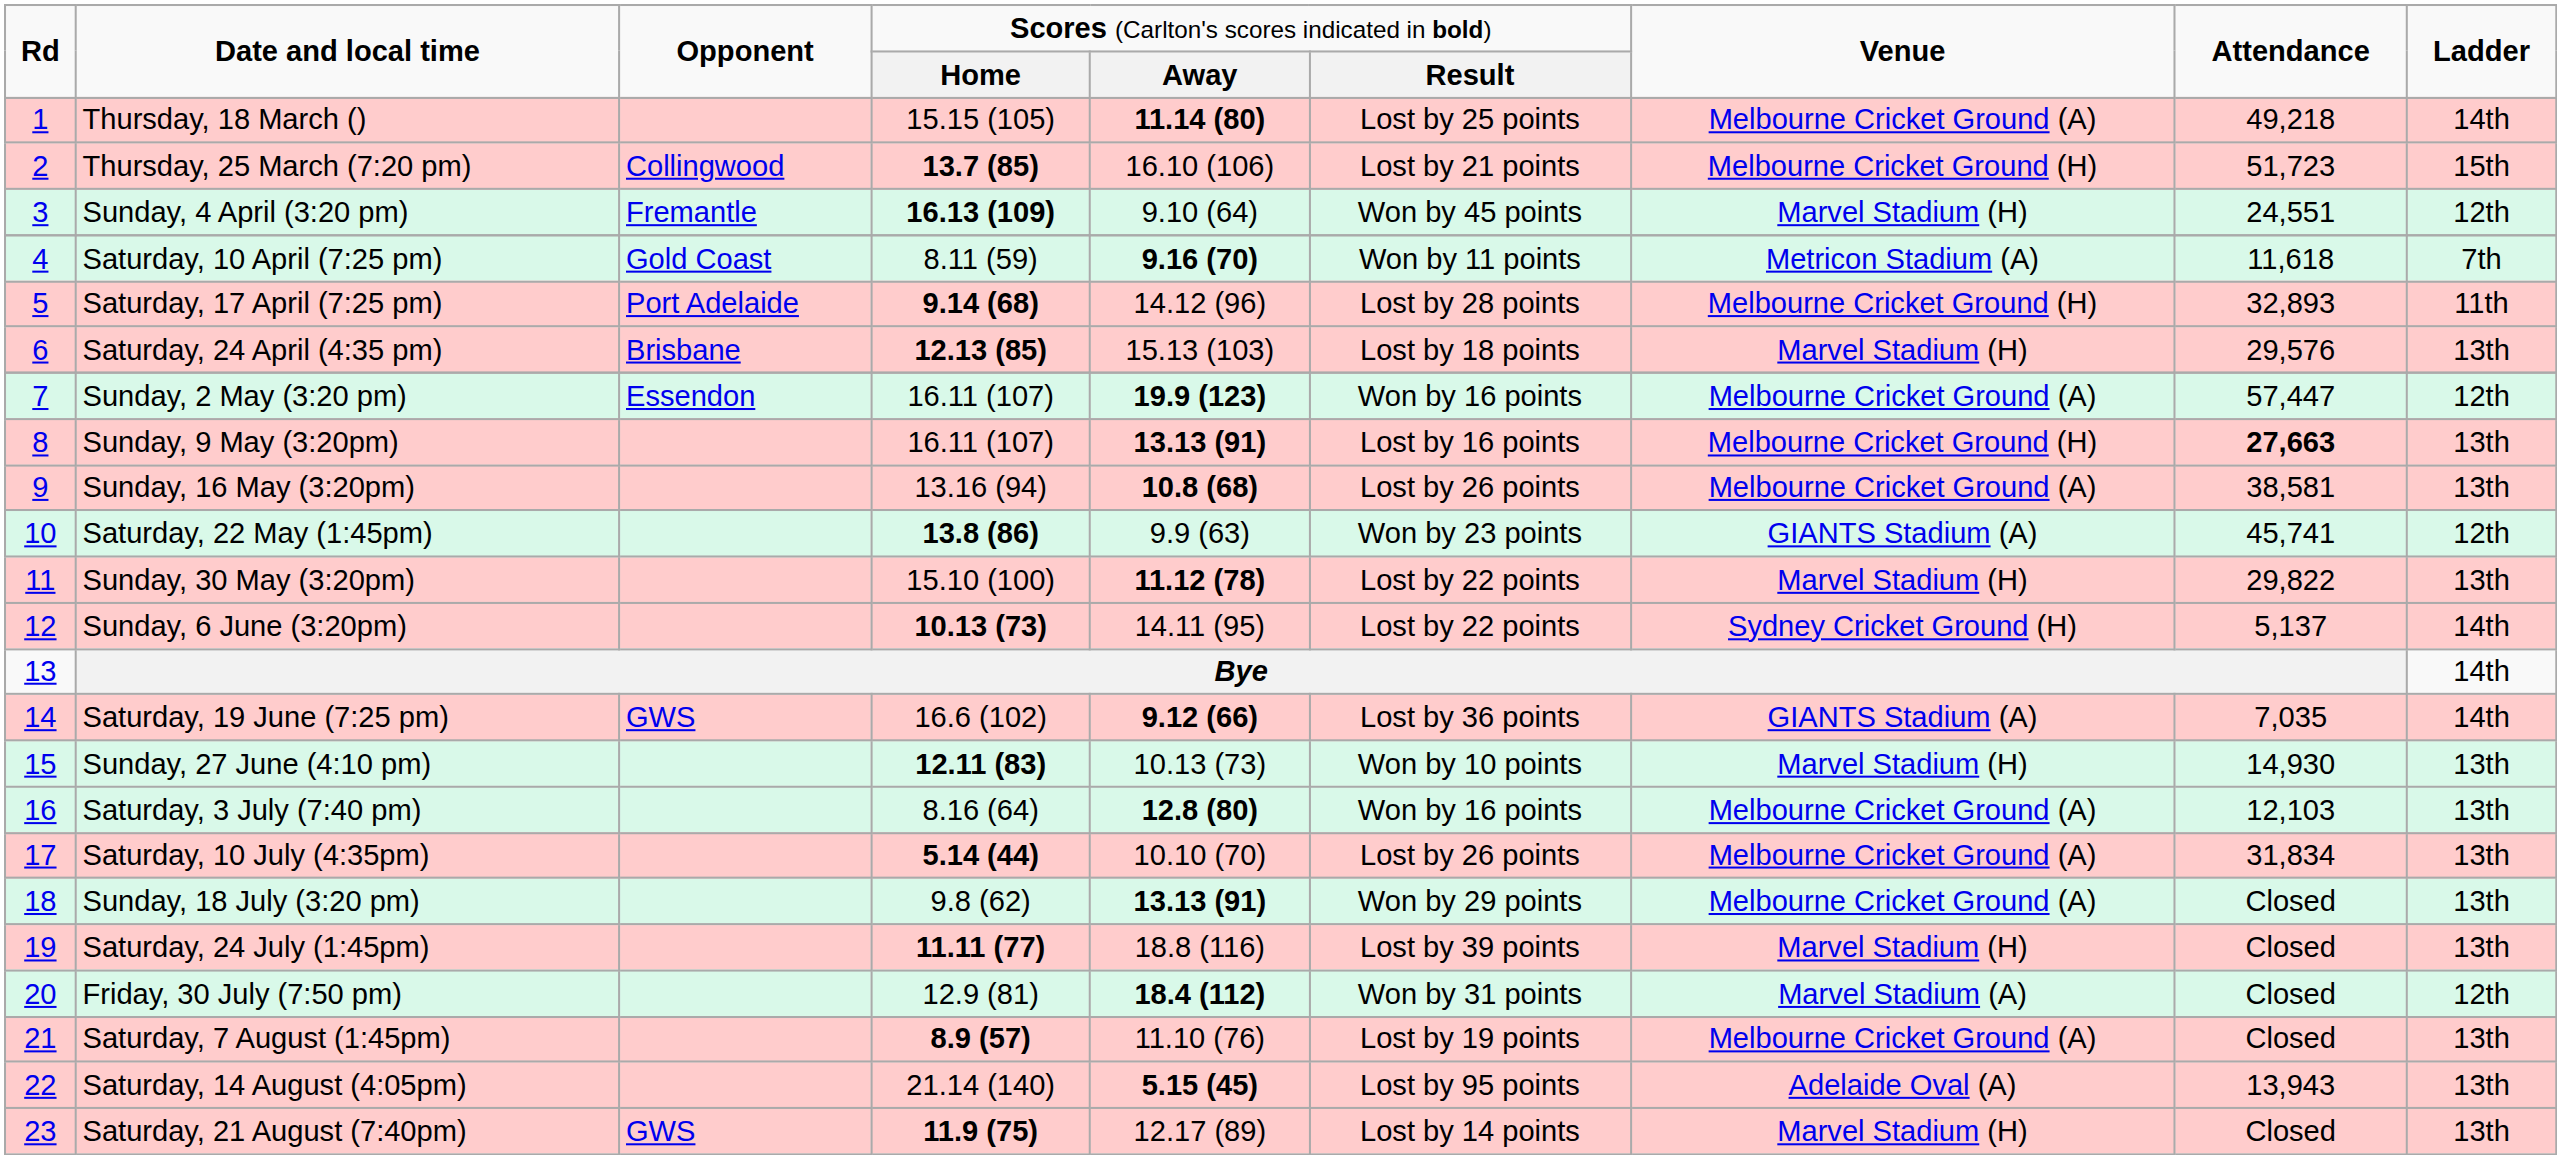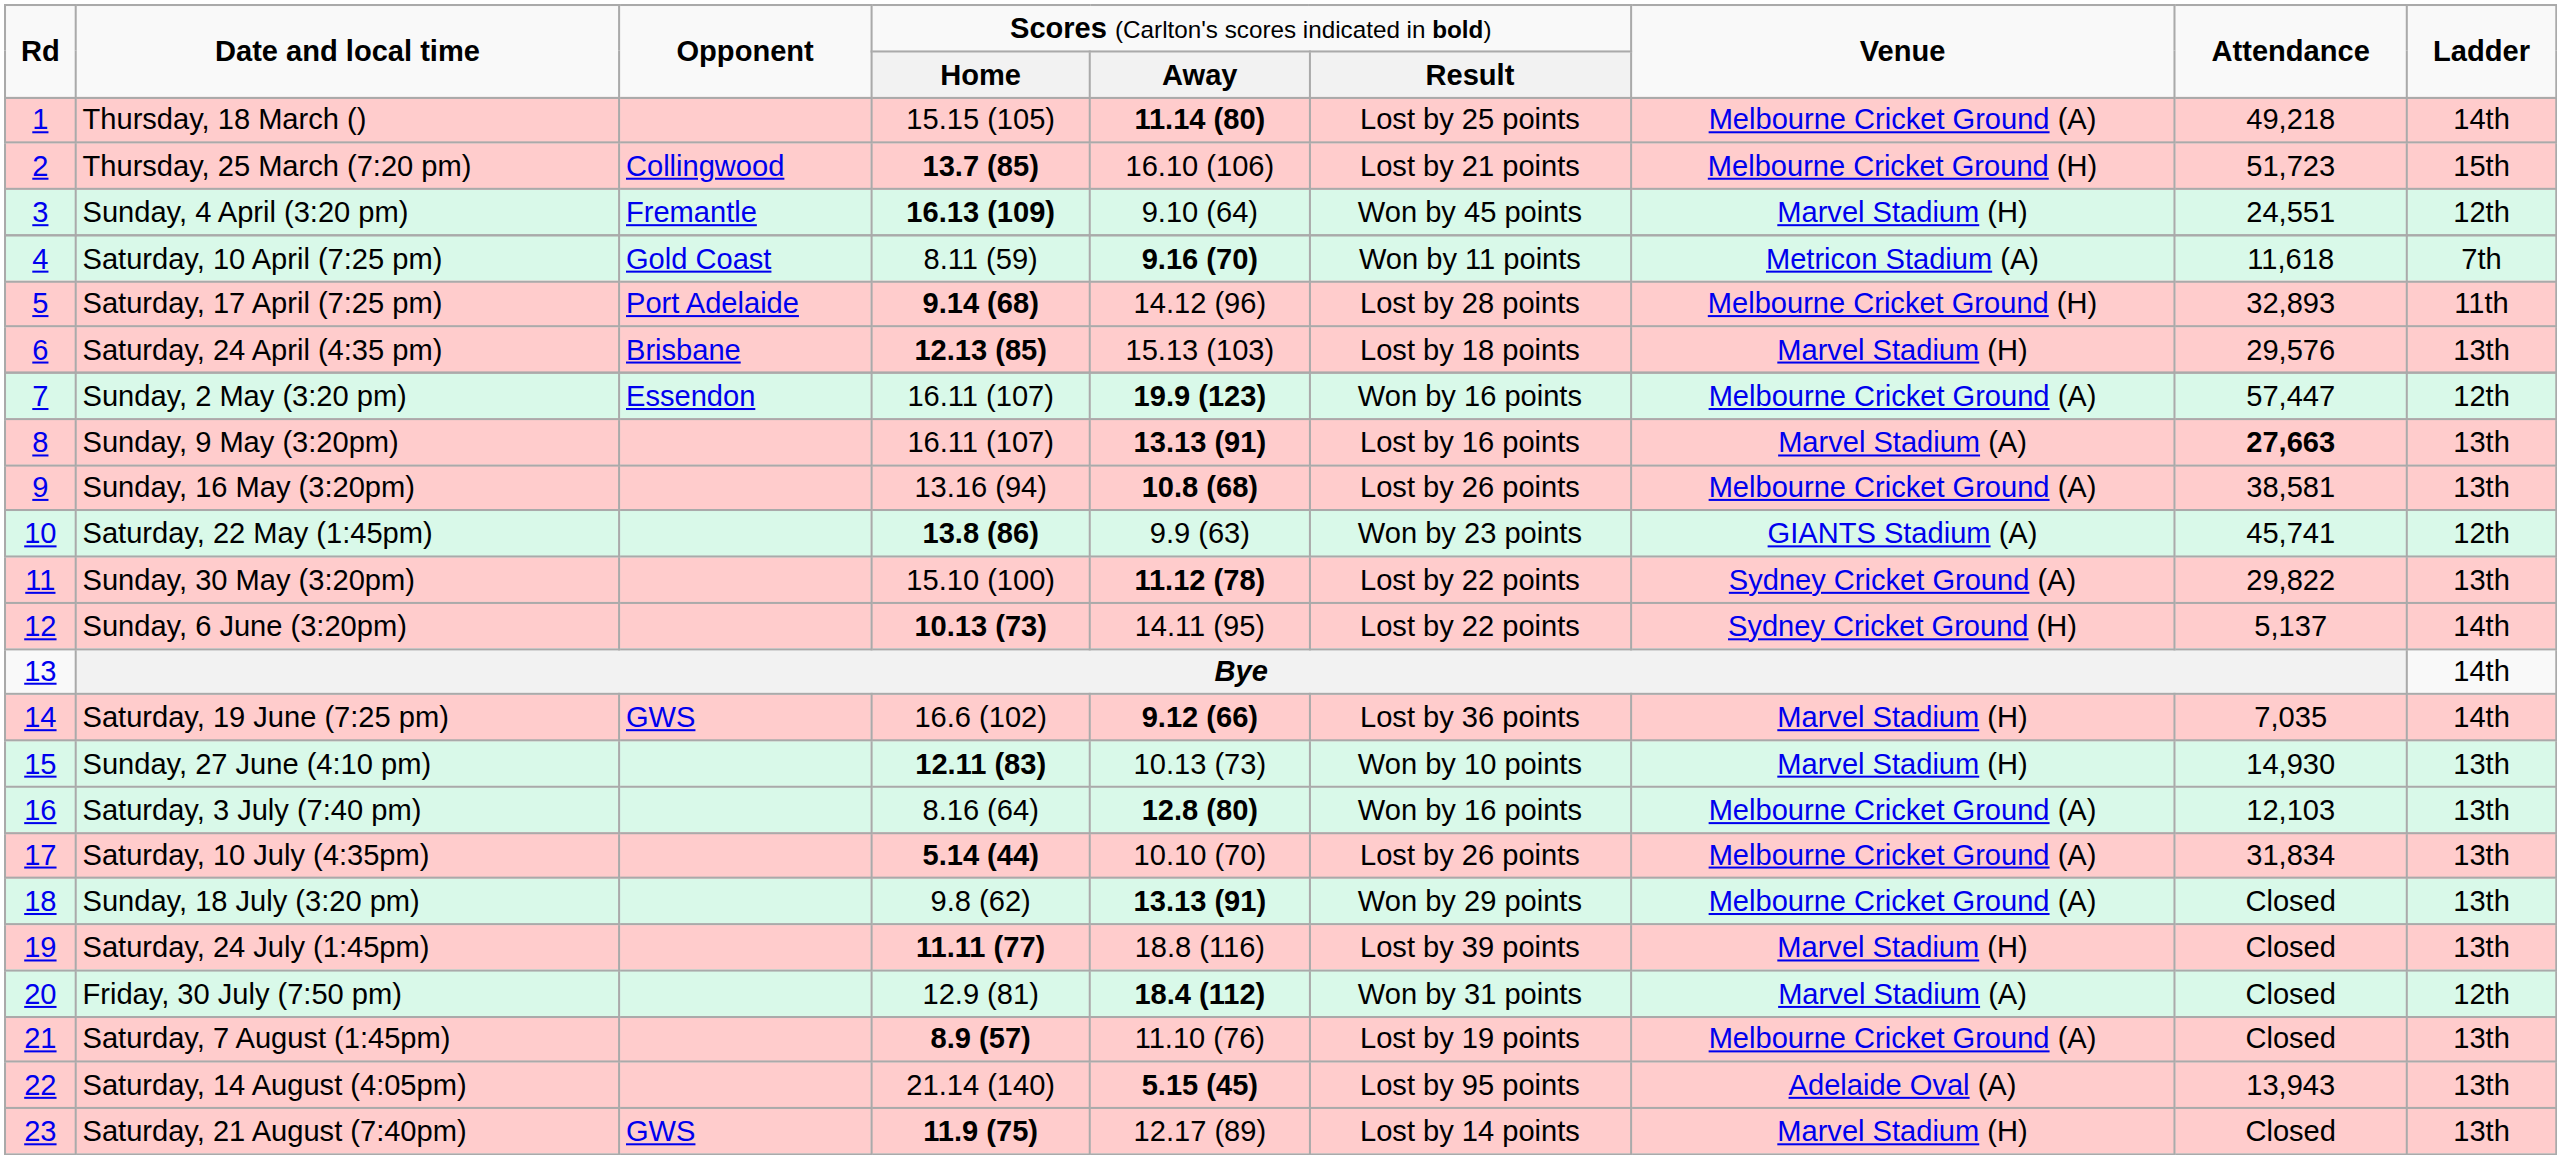(1903, 442) Melbourne Cricket Ground (H) -> (1903, 442) Marvel Stadium (A)
(1903, 580) Marvel Stadium (H) -> (1903, 580) Sydney Cricket Ground (A)
(1903, 718) GIANTS Stadium (A) -> (1903, 718) Marvel Stadium (H)
